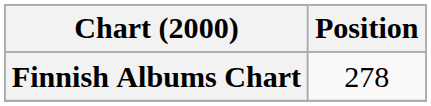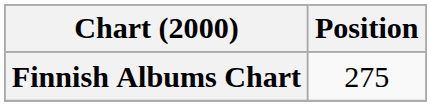(367, 76) 278 -> (367, 76) 275
